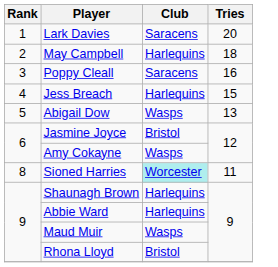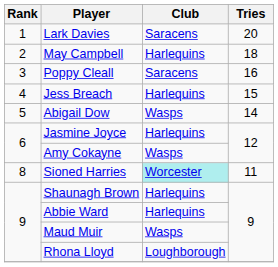(230, 113) 13 -> (251, 113) 14
(162, 133) Bristol -> (175, 133) Harlequins
(162, 251) Bristol -> (185, 251) Loughborough
